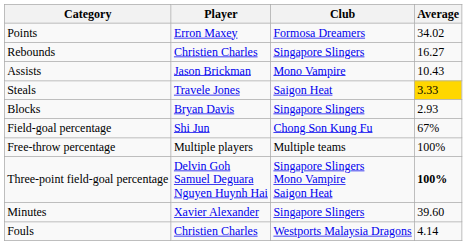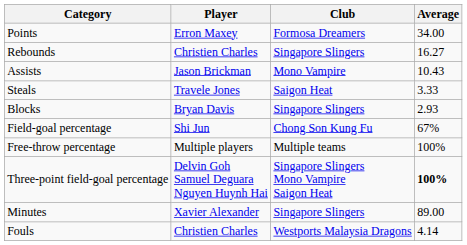(431, 33) 34.02 -> (431, 33) 34.00
(428, 90) gold background -> (428, 90) no background
(431, 212) 39.60 -> (431, 212) 89.00
